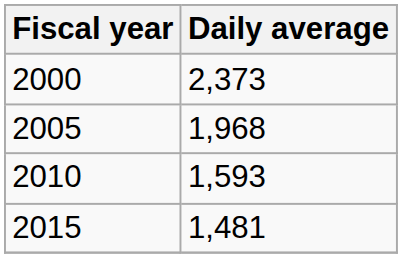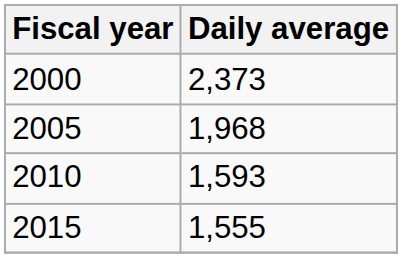(227, 227) 1,481 -> (227, 227) 1,555
